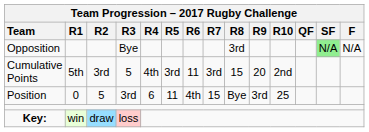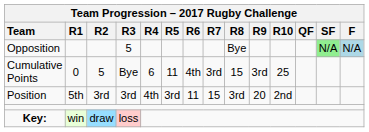(129, 49) Bye -> (129, 49) 5
(237, 49) 3rd -> (237, 49) Bye
(352, 49) no background -> (352, 49) lightblue background
(76, 72) 5th -> (76, 72) 0
(101, 72) 3rd -> (101, 72) 5
(129, 72) 5 -> (129, 72) Bye
(151, 72) 4th -> (151, 72) 6
(172, 72) 3rd -> (172, 72) 11
(193, 72) 11 -> (193, 72) 4th
(260, 72) 20 -> (260, 72) 3rd
(283, 72) 2nd -> (283, 72) 25
(76, 96) 0 -> (76, 96) 5th
(101, 96) 5 -> (101, 96) 3rd
(151, 96) 6 -> (151, 96) 4th
(172, 96) 11 -> (172, 96) 3rd
(193, 96) 4th -> (193, 96) 11
(237, 96) Bye -> (237, 96) 3rd
(260, 96) 3rd -> (260, 96) 20
(283, 96) 25 -> (283, 96) 2nd
